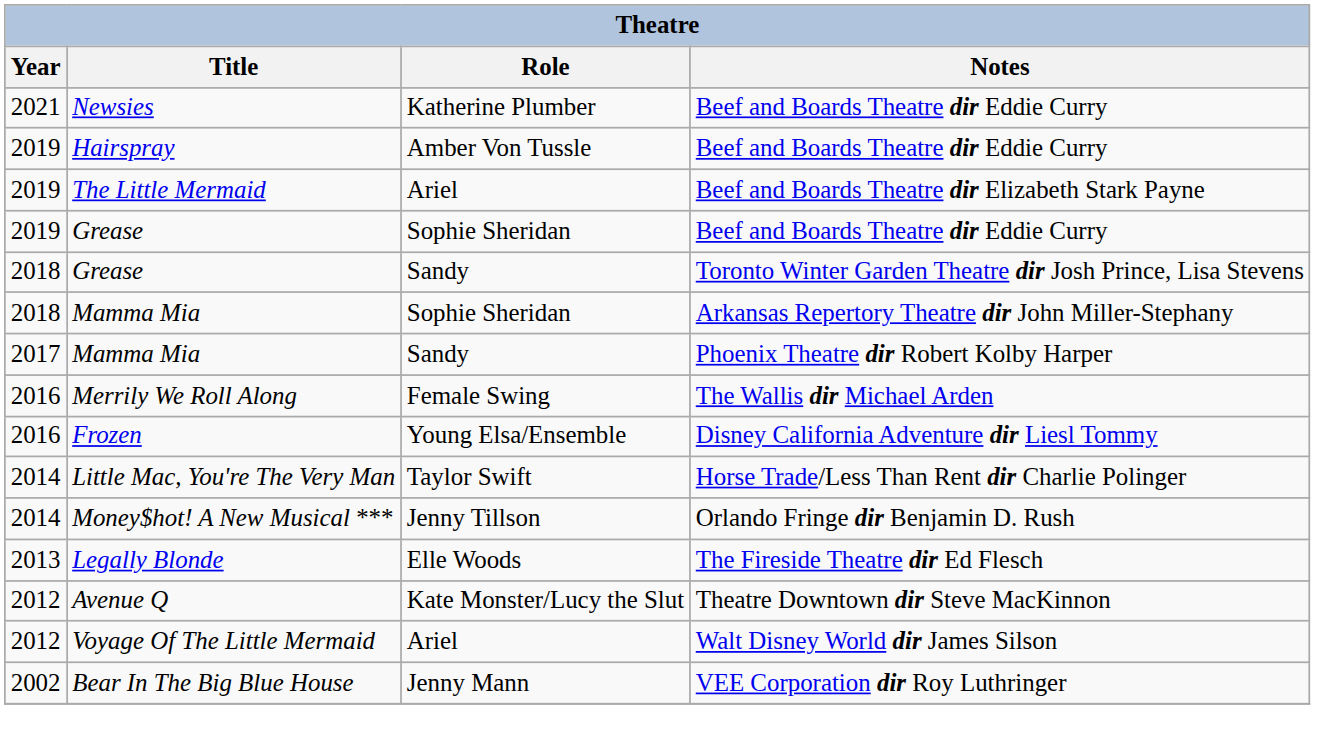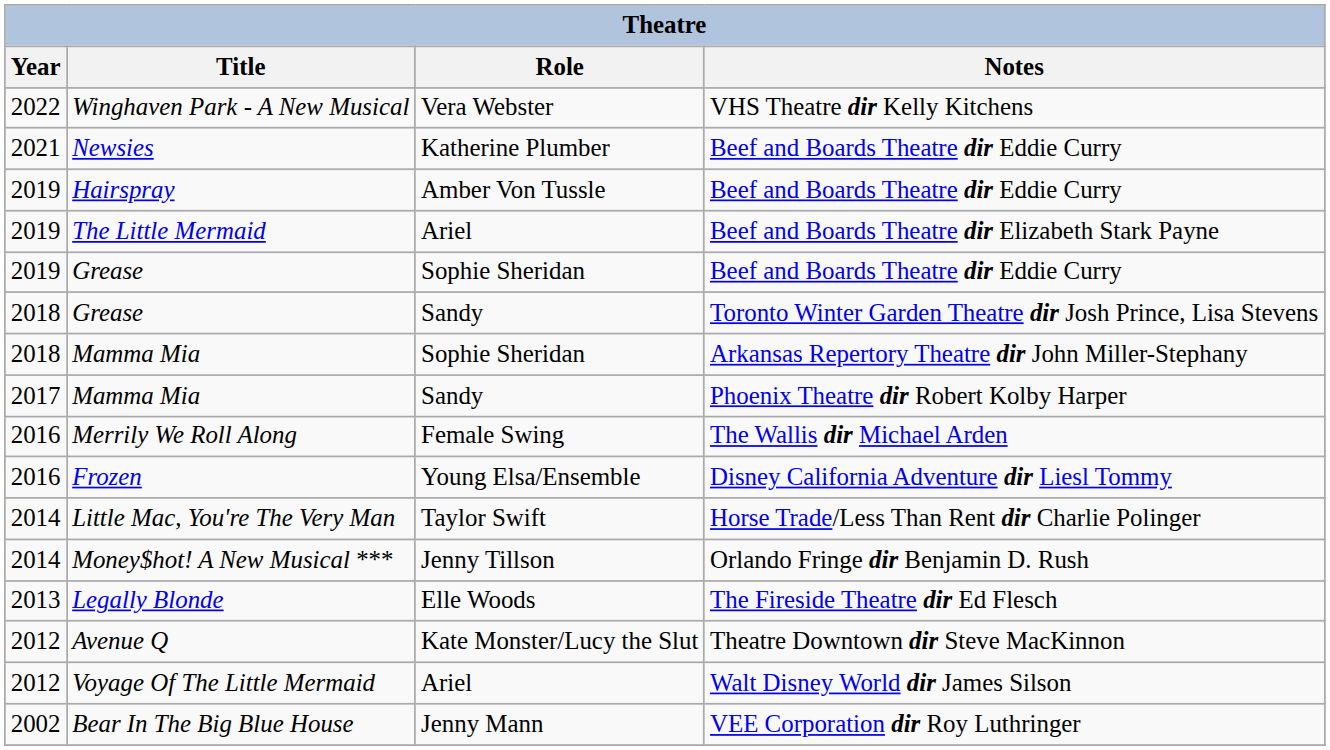+ row: (241, 107)
